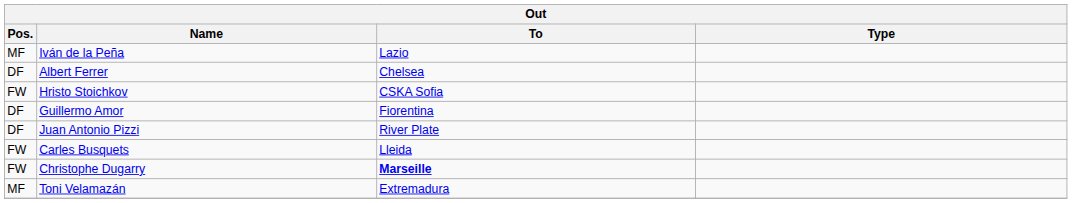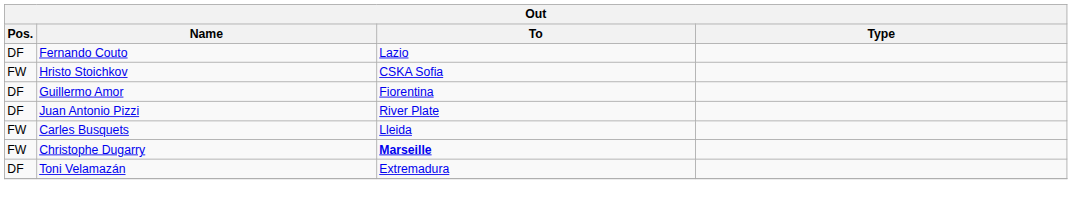+ row: (83, 53)
- row: (82, 53)
- row: (73, 72)
(16, 189) MF -> (15, 169) DF
